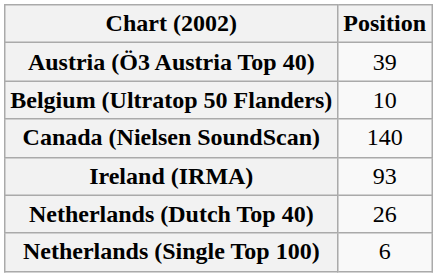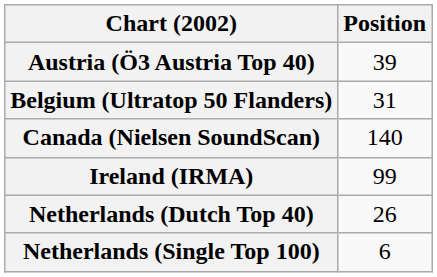(385, 99) 10 -> (385, 99) 31
(385, 175) 93 -> (385, 175) 99
